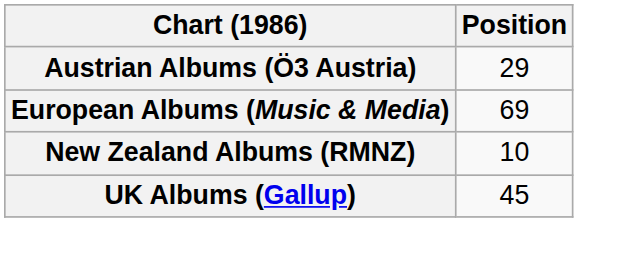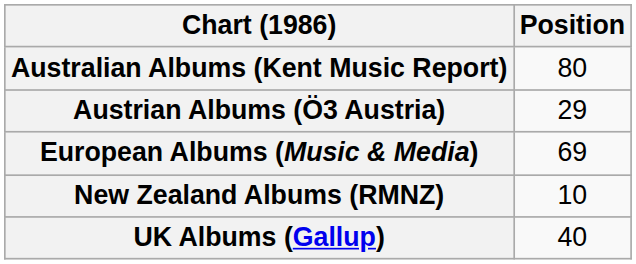+ row: (259, 68)
(514, 195) 45 -> (572, 237) 40
